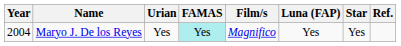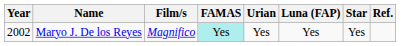columns swapped: (252, 13) <-> (162, 13)
(19, 32) 2004 -> (19, 32) 2002
